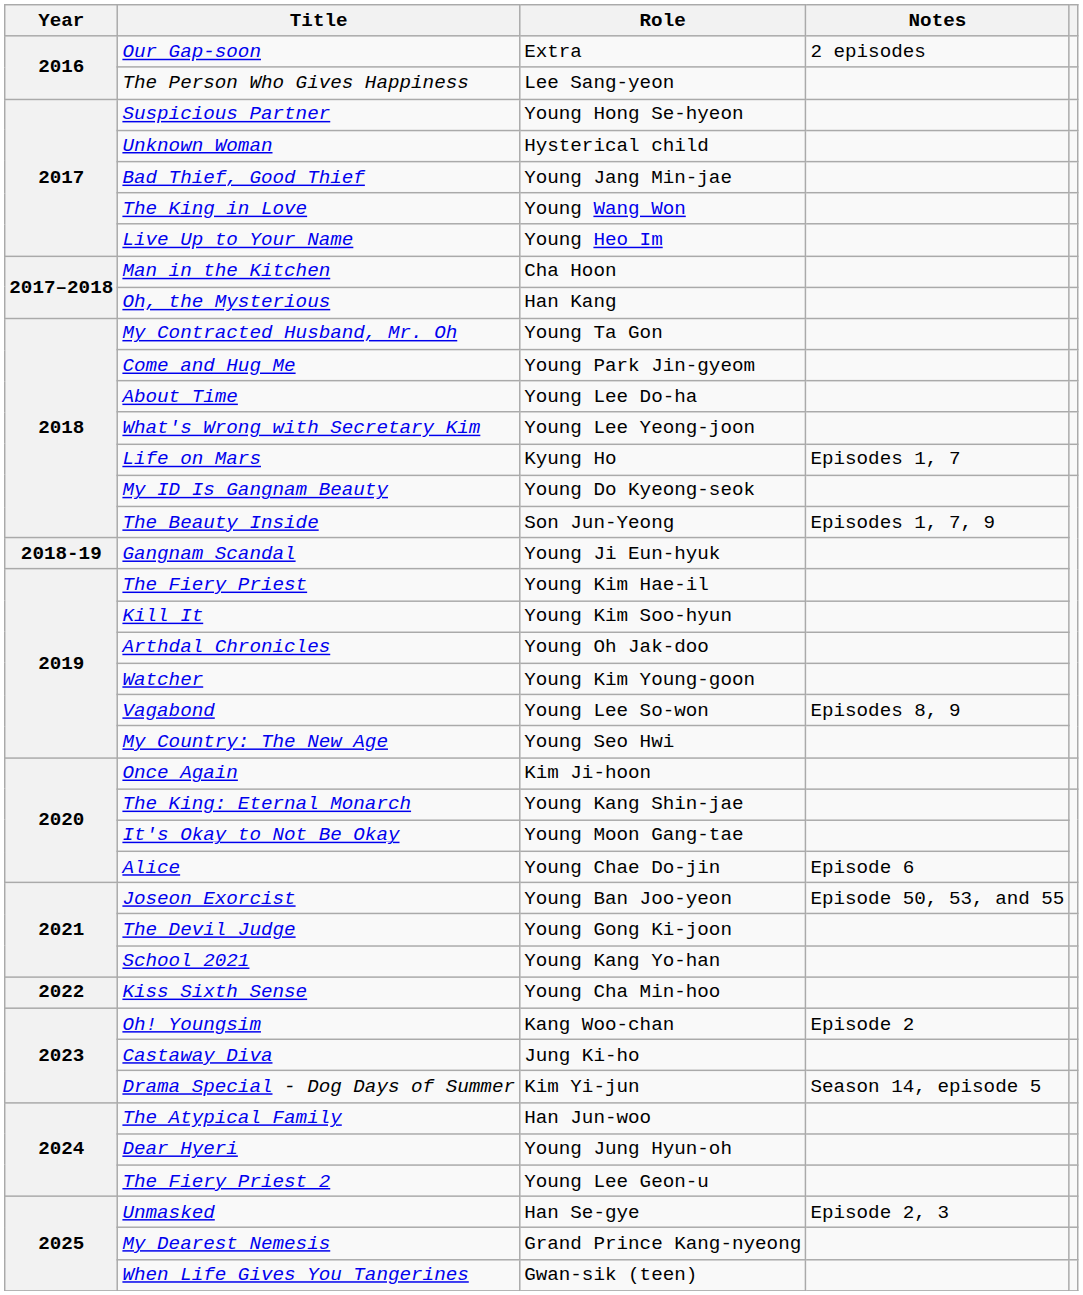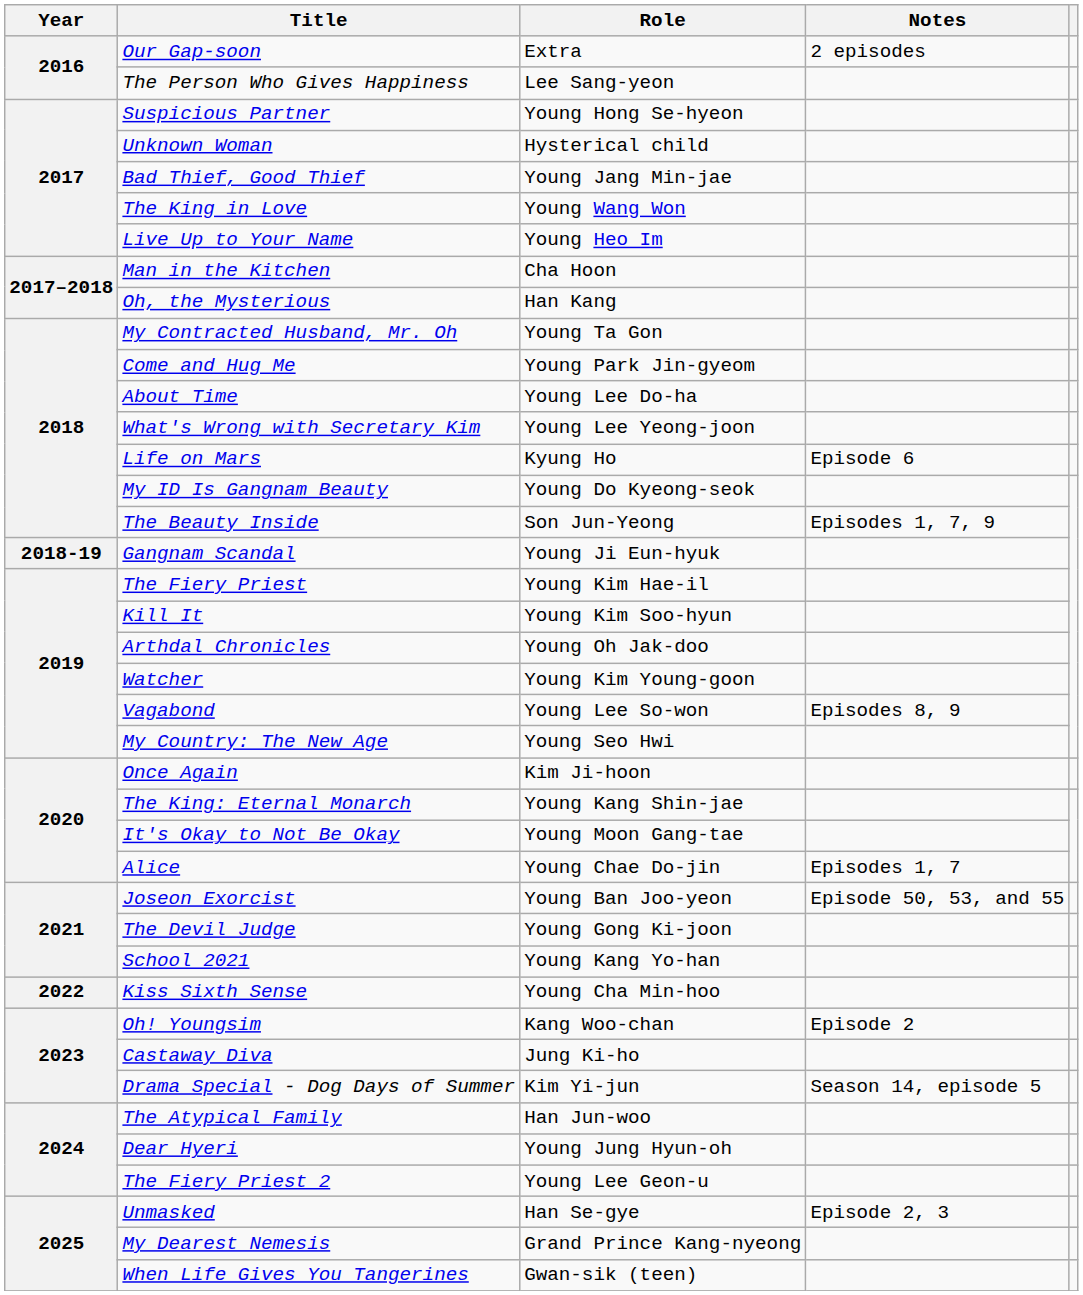(885, 459) Episodes 1, 7 -> (862, 459) Episode 6
(862, 867) Episode 6 -> (885, 867) Episodes 1, 7
